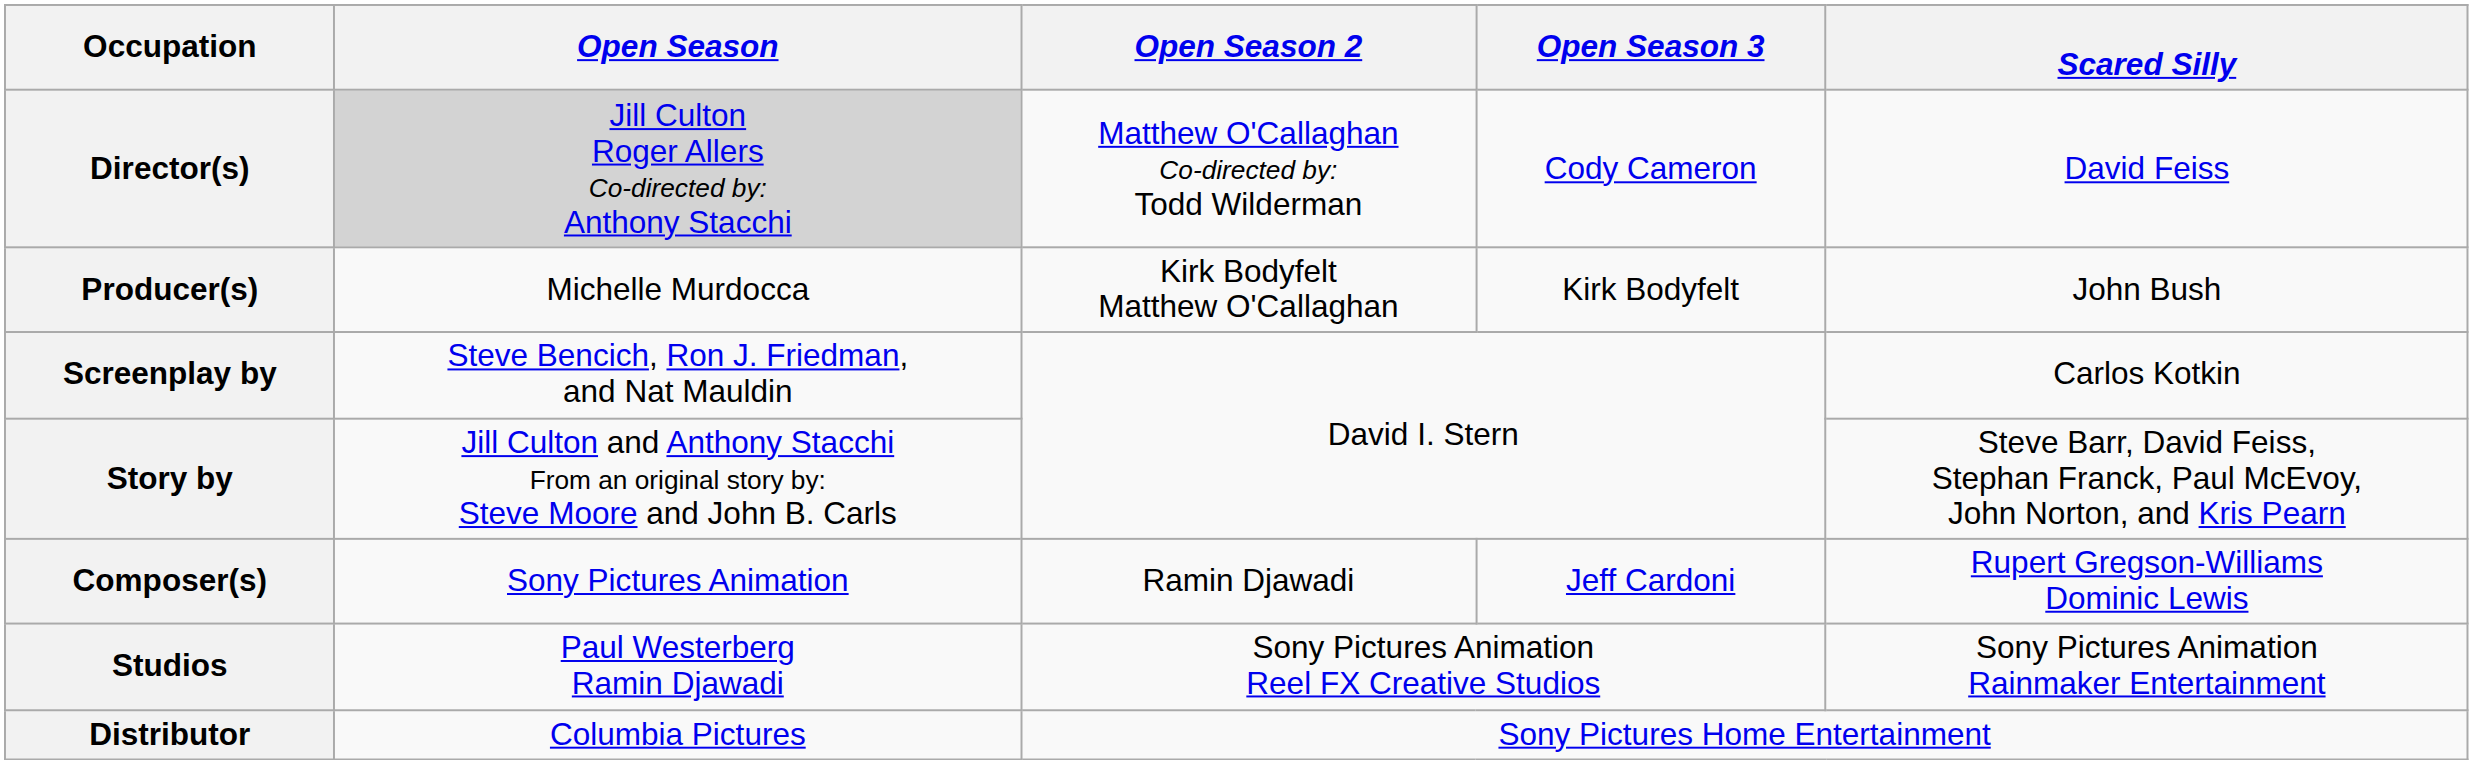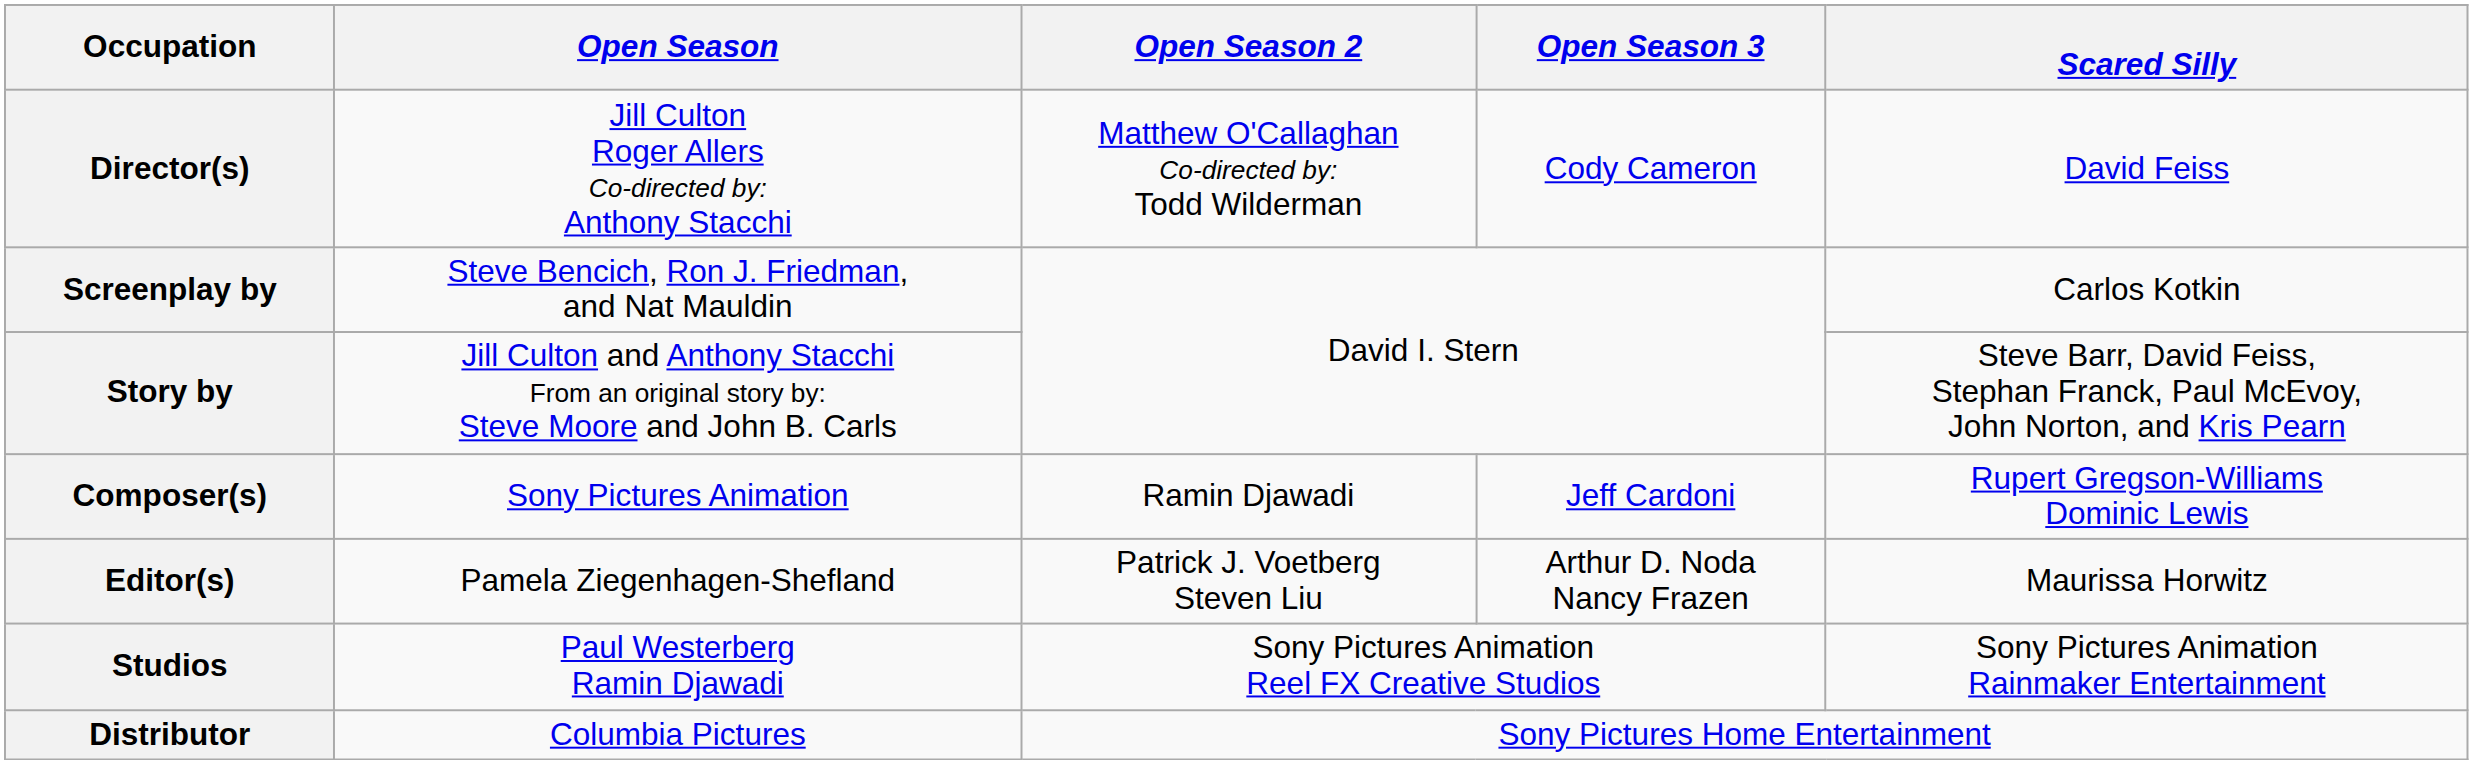(678, 168) lightgrey background -> (678, 168) no background
- row: (170, 289)
+ row: (170, 580)
